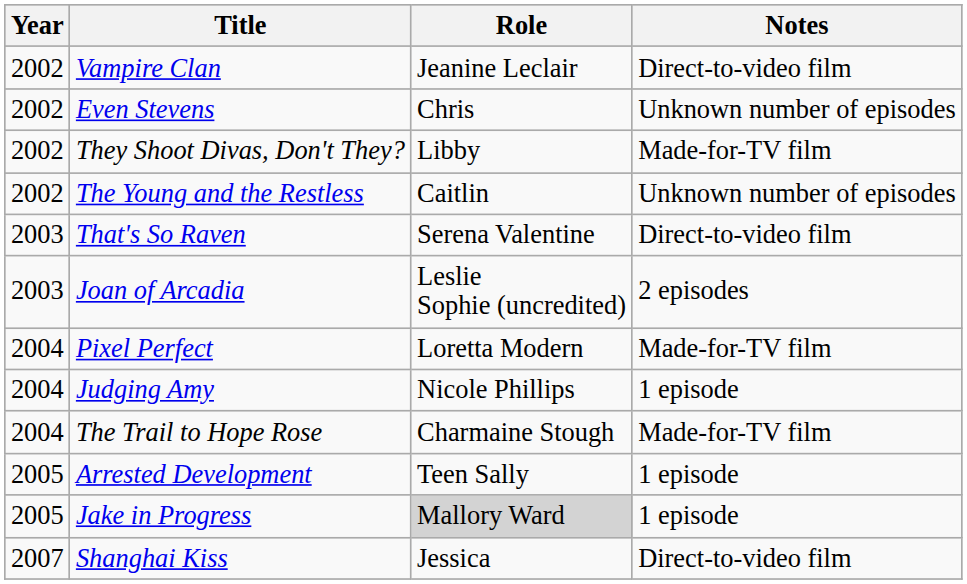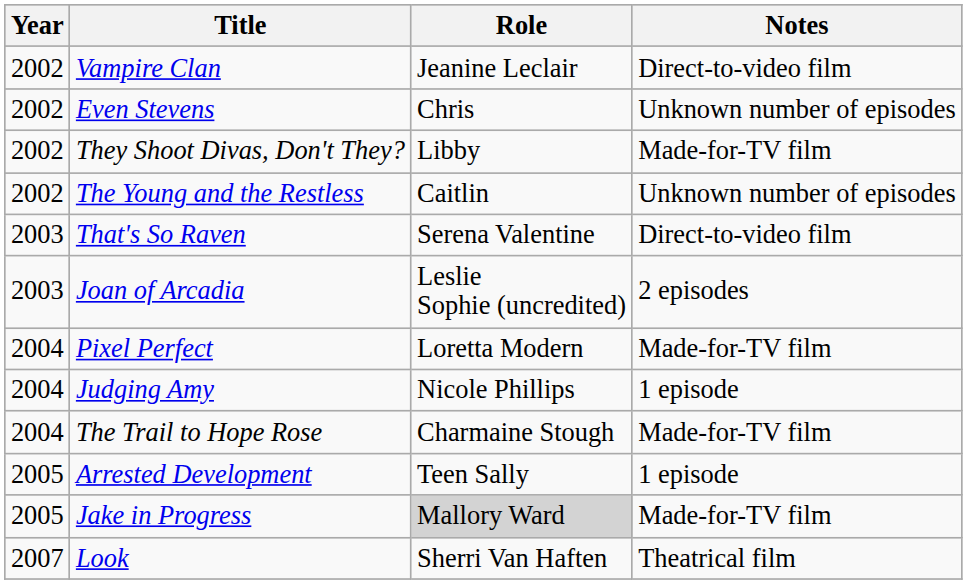(688, 515) 1 episode -> (735, 515) Made-for-TV film
- row: (152, 557)
+ row: (102, 557)
